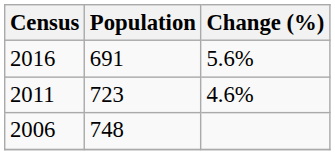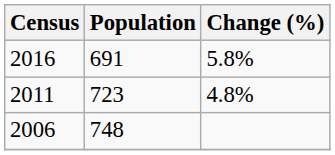(230, 58) 5.6% -> (230, 58) 5.8%
(230, 94) 4.6% -> (230, 94) 4.8%
